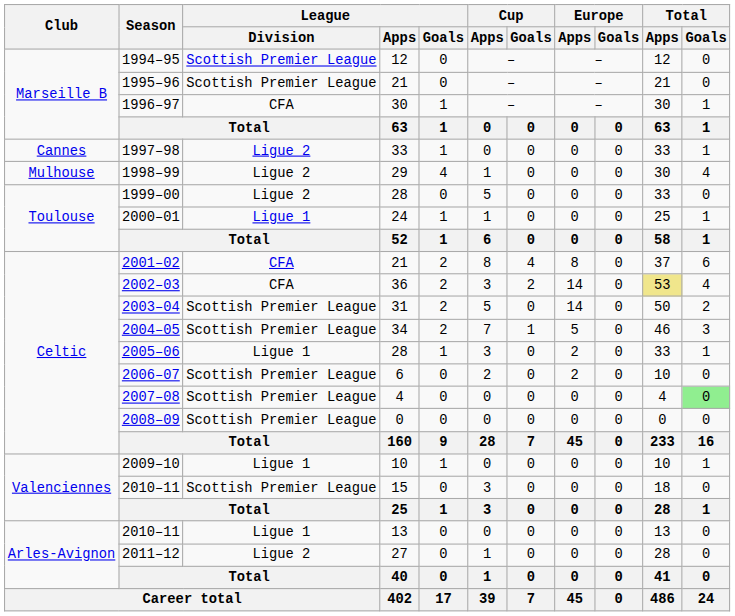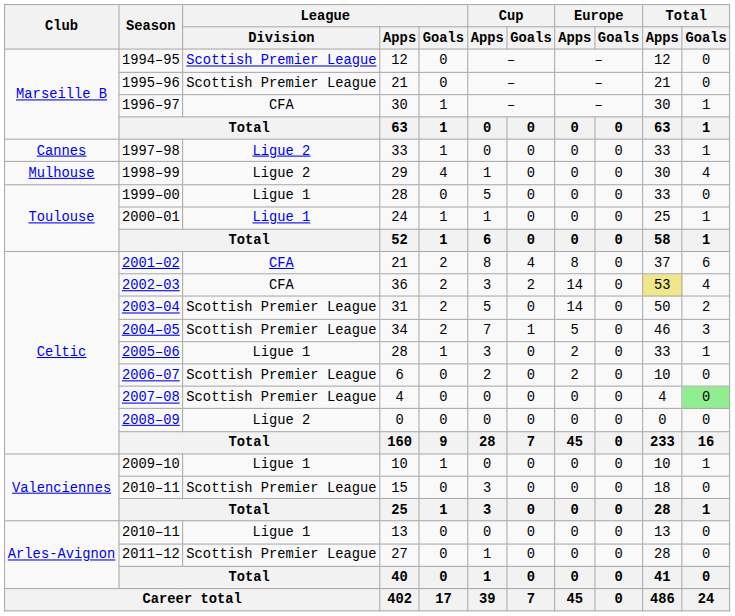(281, 195) Ligue 2 -> (281, 195) Ligue 1
(281, 420) Scottish Premier League -> (281, 420) Ligue 2
(281, 555) Ligue 2 -> (281, 555) Scottish Premier League
